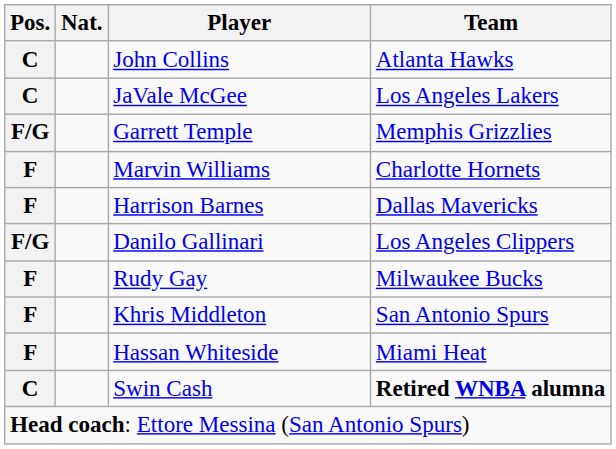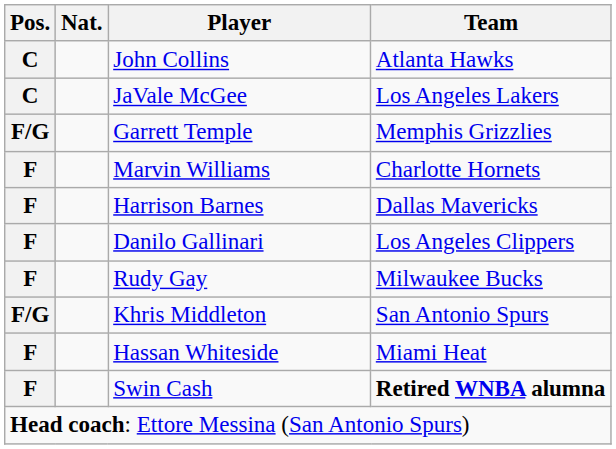(30, 242) F/G -> (30, 242) F
(30, 315) F -> (30, 315) F/G
(30, 388) C -> (30, 388) F
